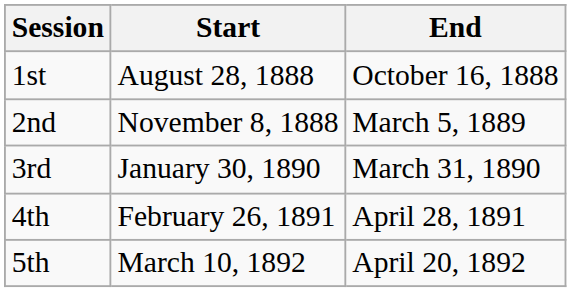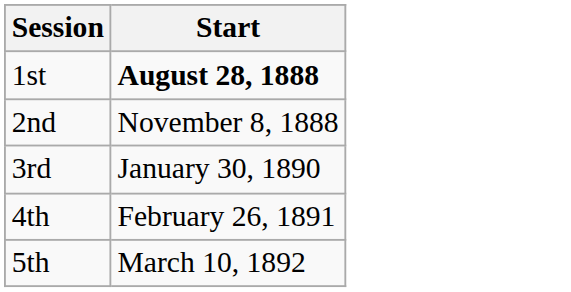- column: (455, 27)
(216, 74) normal -> (218, 74) bold
